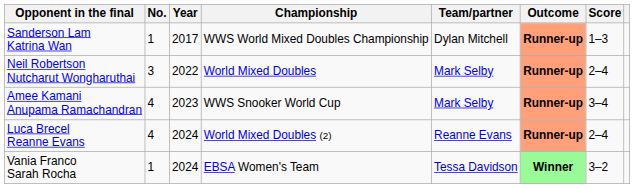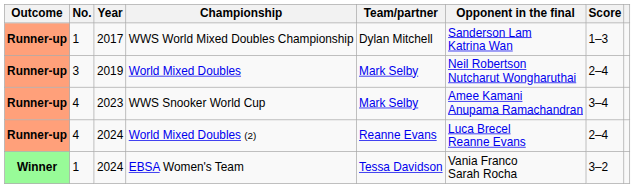columns swapped: (553, 13) <-> (75, 13)
(185, 71) 2022 -> (110, 71) 2019
